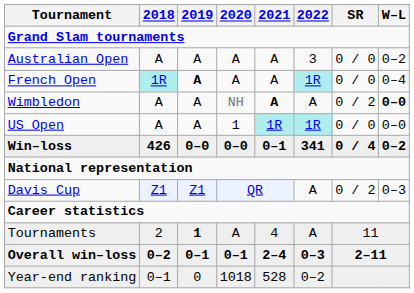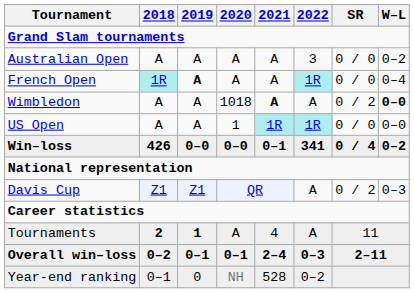(236, 103) NH -> (236, 103) 1018
(159, 234) normal -> (159, 234) bold
(236, 277) 1018 -> (236, 277) NH
